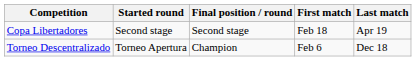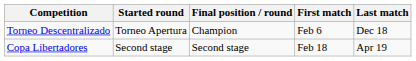rows swapped: (59, 47) <-> (47, 30)
